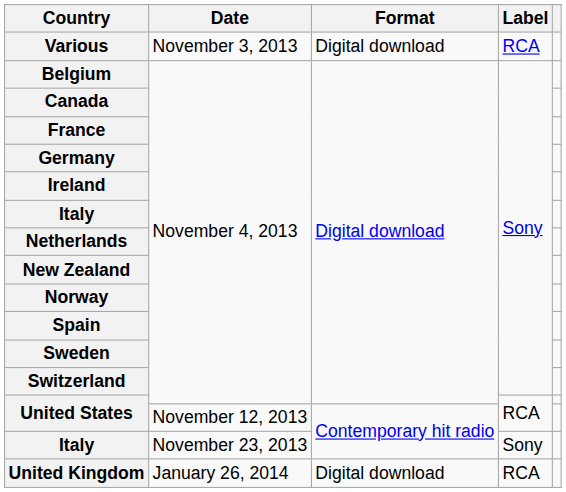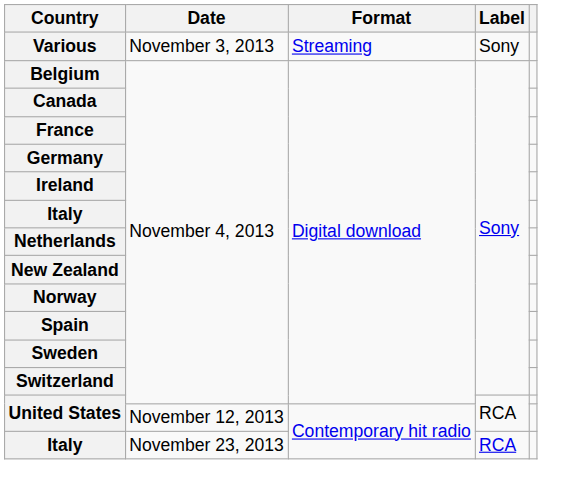(380, 46) Digital download -> (332, 46) Streaming
(521, 46) RCA -> (499, 46) Sony
(523, 445) Sony -> (498, 445) RCA
- row: (77, 473)
